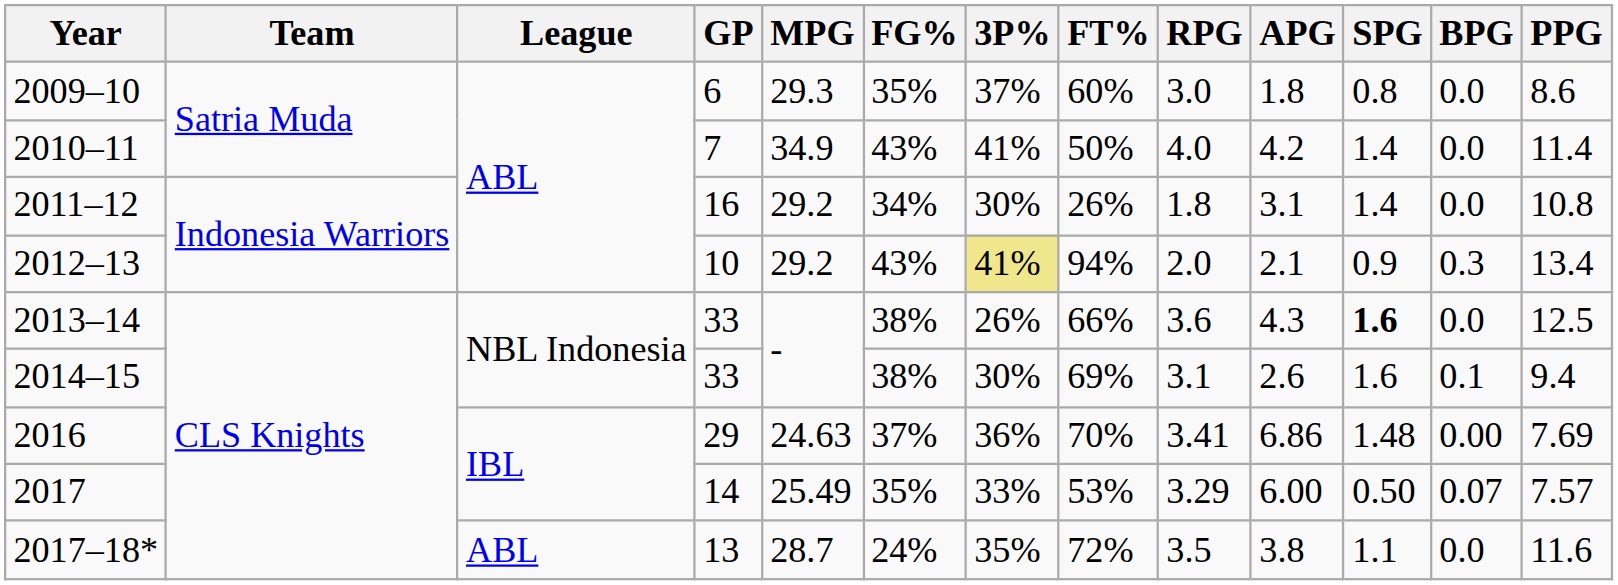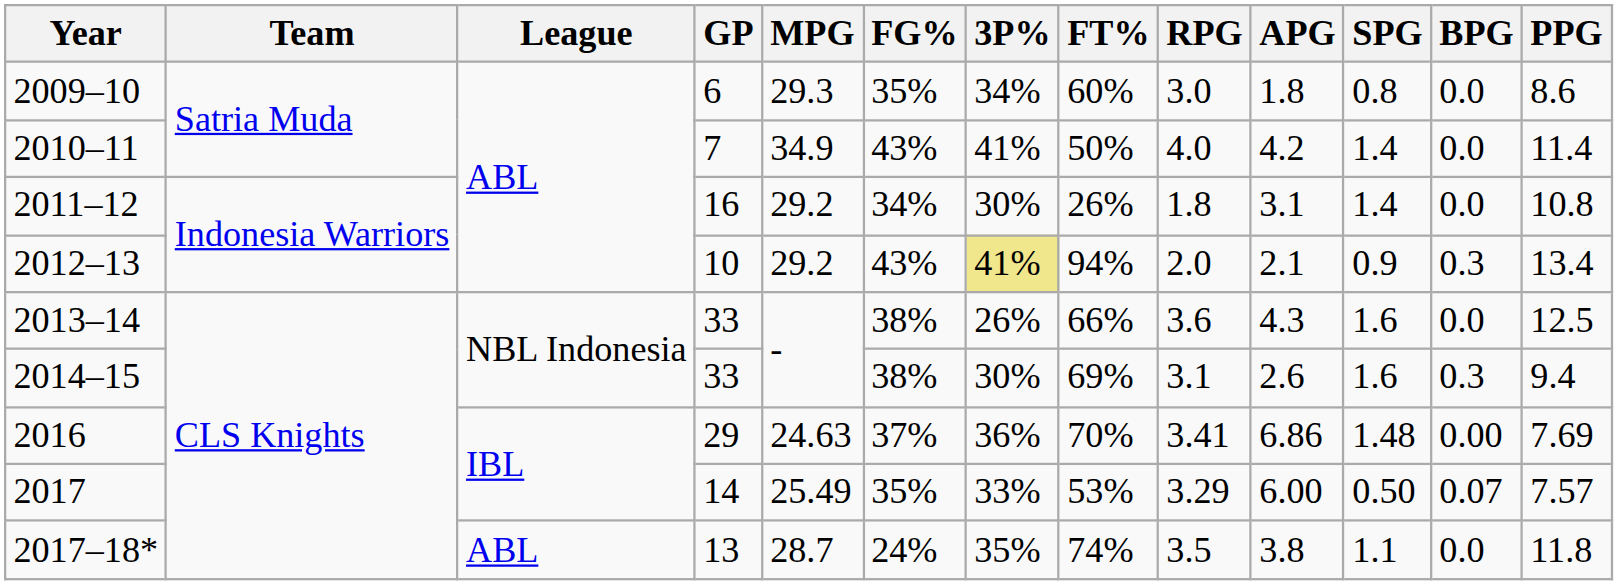(1007, 90) 37% -> (1007, 90) 34%
(1375, 319) bold -> (1375, 319) normal
(1462, 377) 0.1 -> (1462, 377) 0.3
(1100, 549) 72% -> (1100, 549) 74%
(1561, 549) 11.6 -> (1561, 549) 11.8
